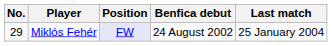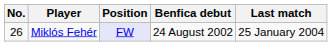(16, 31) 29 -> (16, 31) 26
